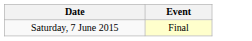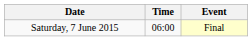+ column: (163, 12)
